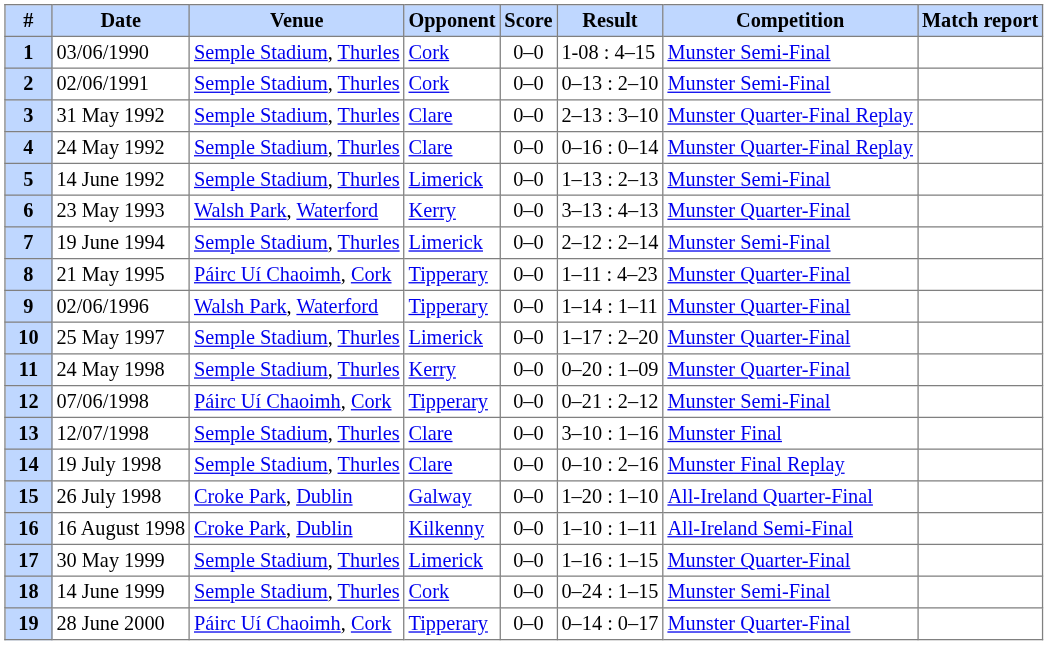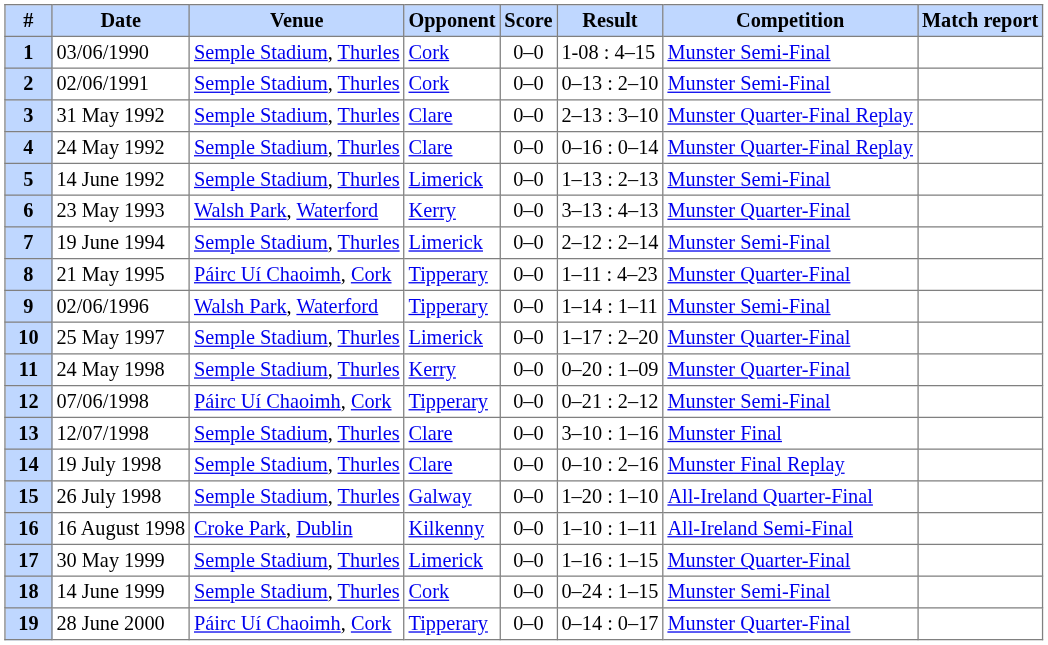(759, 306) Munster Quarter-Final -> (749, 306) Munster Semi-Final
(273, 496) Croke Park, Dublin -> (297, 496) Semple Stadium, Thurles
